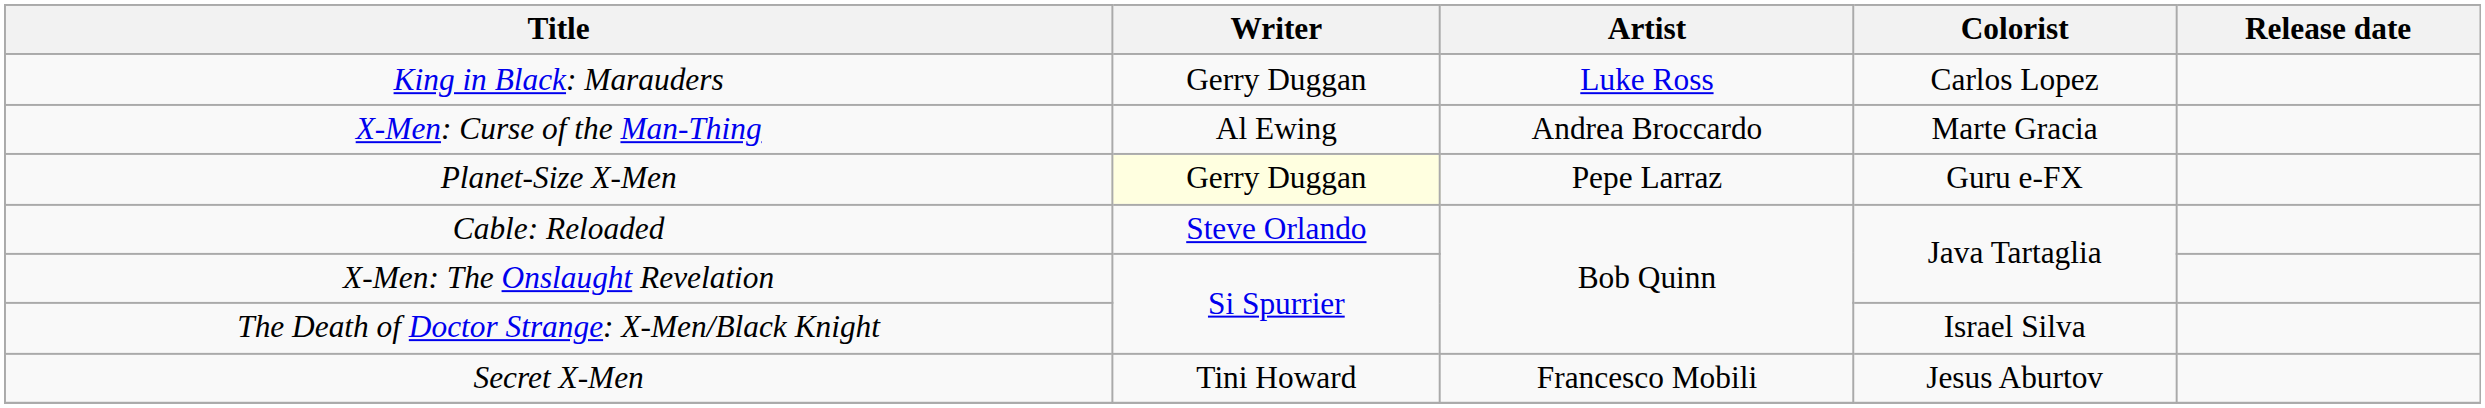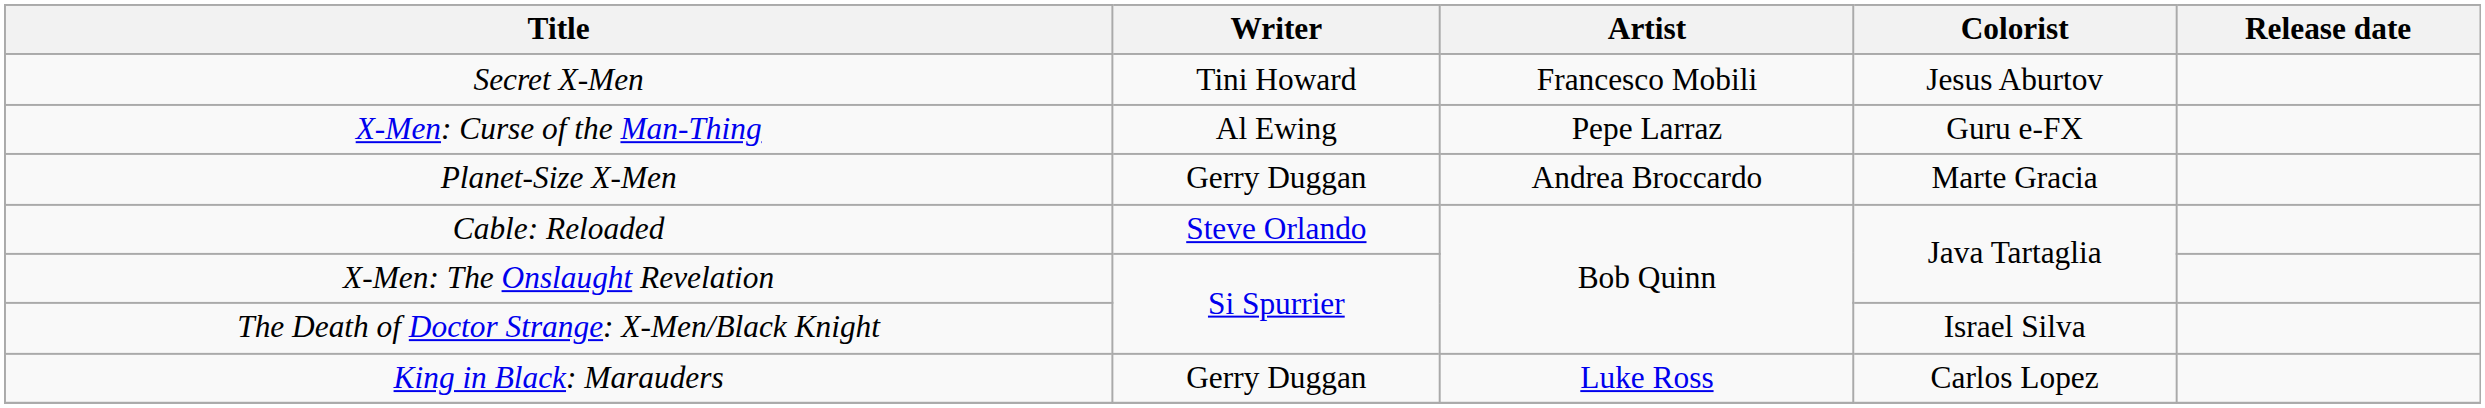rows swapped: (559, 79) <-> (559, 377)
(1647, 128) Andrea Broccardo -> (1647, 128) Pepe Larraz
(2015, 128) Marte Gracia -> (2015, 128) Guru e-FX
(1276, 178) lightyellow background -> (1276, 178) no background
(1647, 178) Pepe Larraz -> (1647, 178) Andrea Broccardo
(2015, 178) Guru e-FX -> (2015, 178) Marte Gracia
